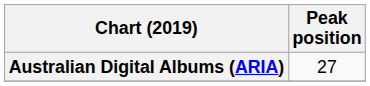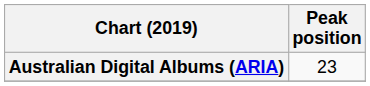(327, 66) 27 -> (327, 66) 23
